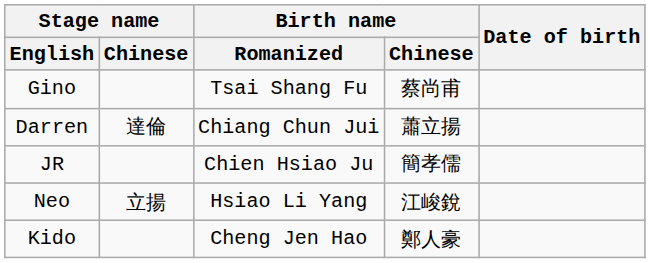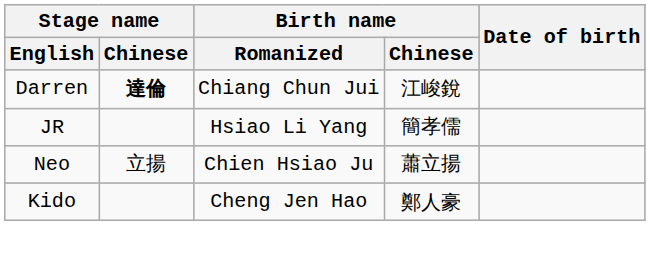- row: (52, 89)
(146, 127) normal -> (146, 90) bold
(431, 127) 蕭立揚 -> (431, 90) 江峻銳
(289, 164) Chien Hsiao Ju -> (289, 127) Hsiao Li Yang
(289, 202) Hsiao Li Yang -> (289, 164) Chien Hsiao Ju
(431, 202) 江峻銳 -> (431, 165) 蕭立揚
